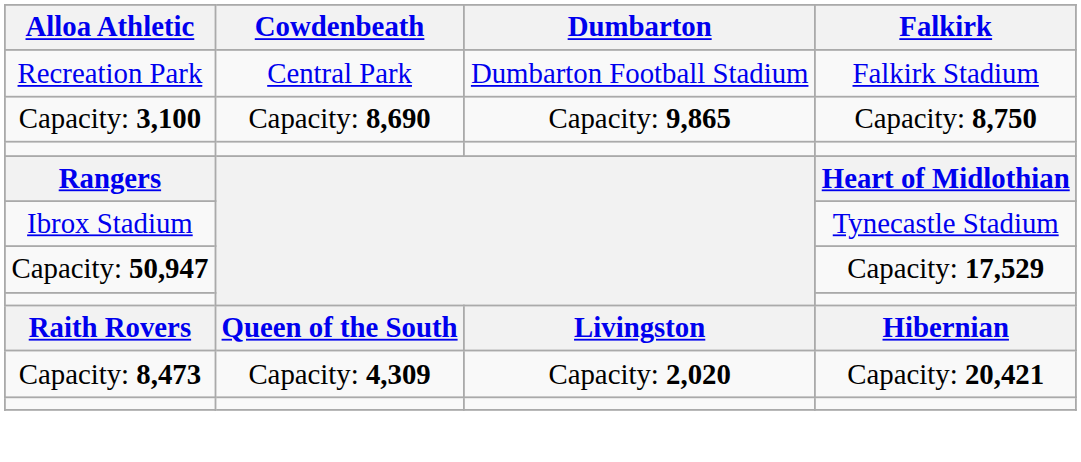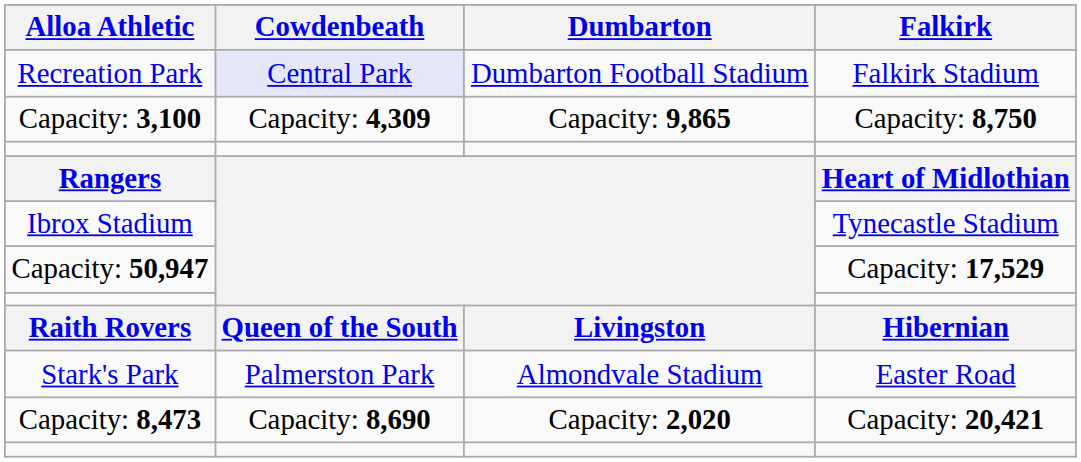(340, 73) no background -> (340, 73) lavender background
(340, 118) Capacity: 8,690 -> (340, 118) Capacity: 4,309
+ row: (110, 373)
(340, 373) Capacity: 4,309 -> (340, 419) Capacity: 8,690
